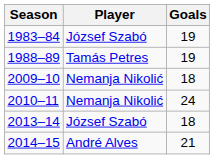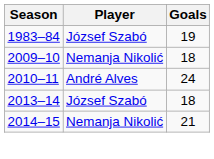- row: (34, 57)
(115, 100) Nemanja Nikolić -> (102, 79) André Alves
(102, 143) André Alves -> (115, 121) Nemanja Nikolić
